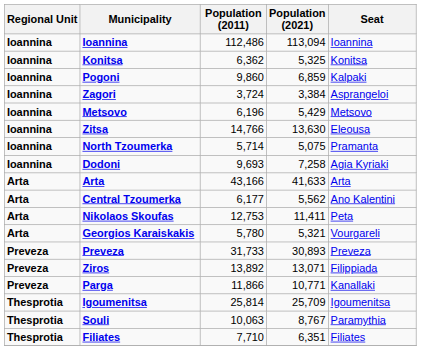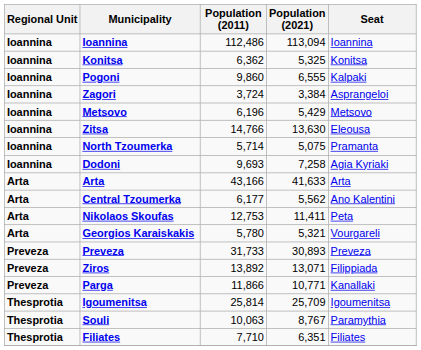(312, 77) 6,859 -> (312, 77) 6,555
